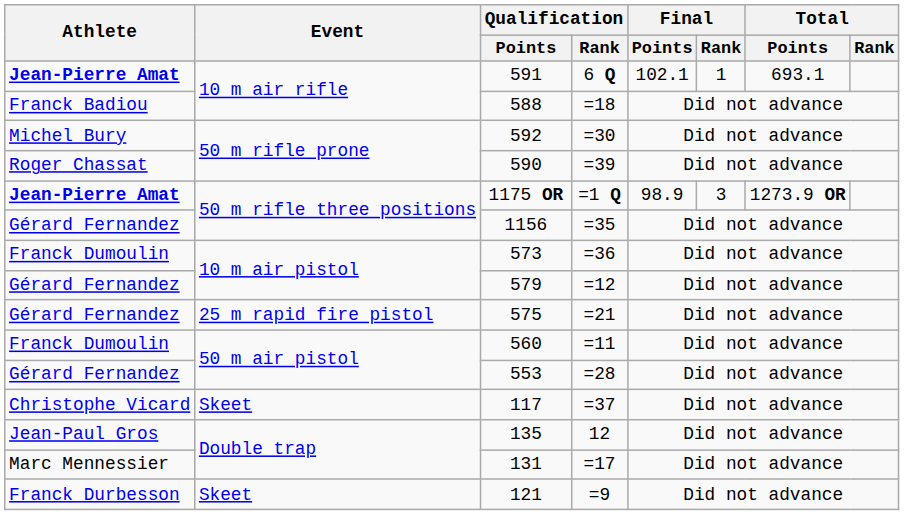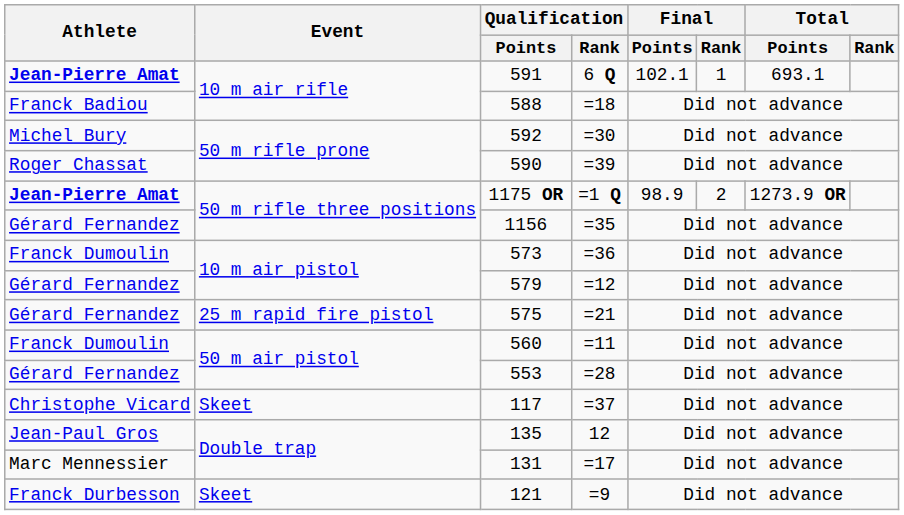(721, 195) 3 -> (721, 195) 2
